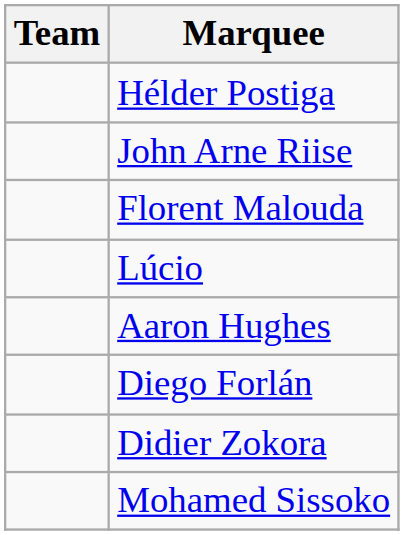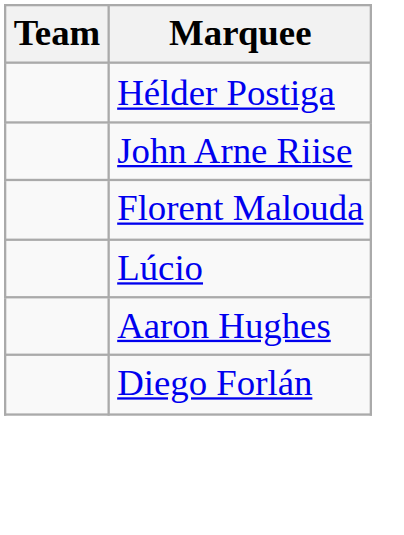- row: (222, 442)
- row: (254, 500)
